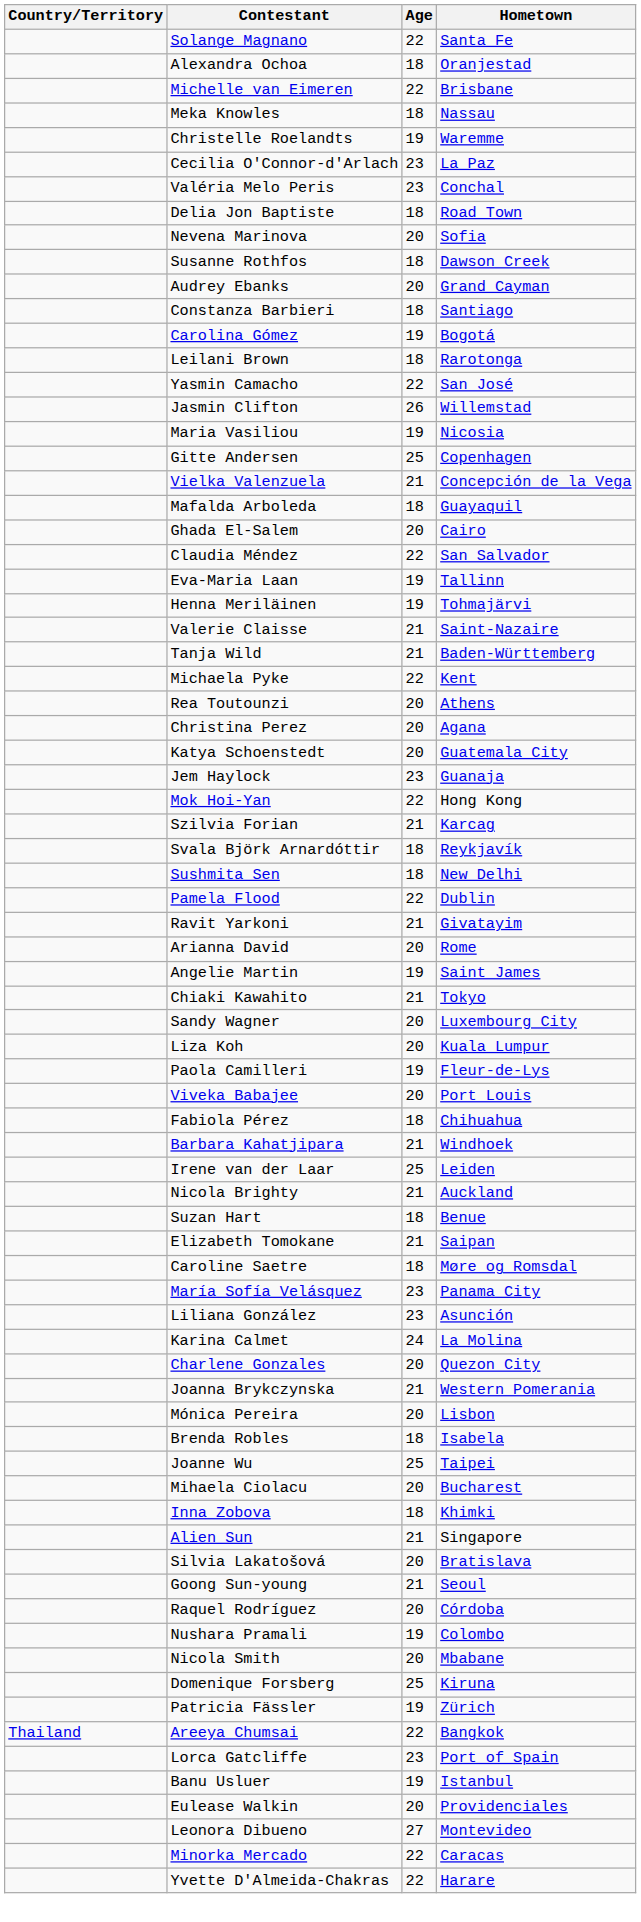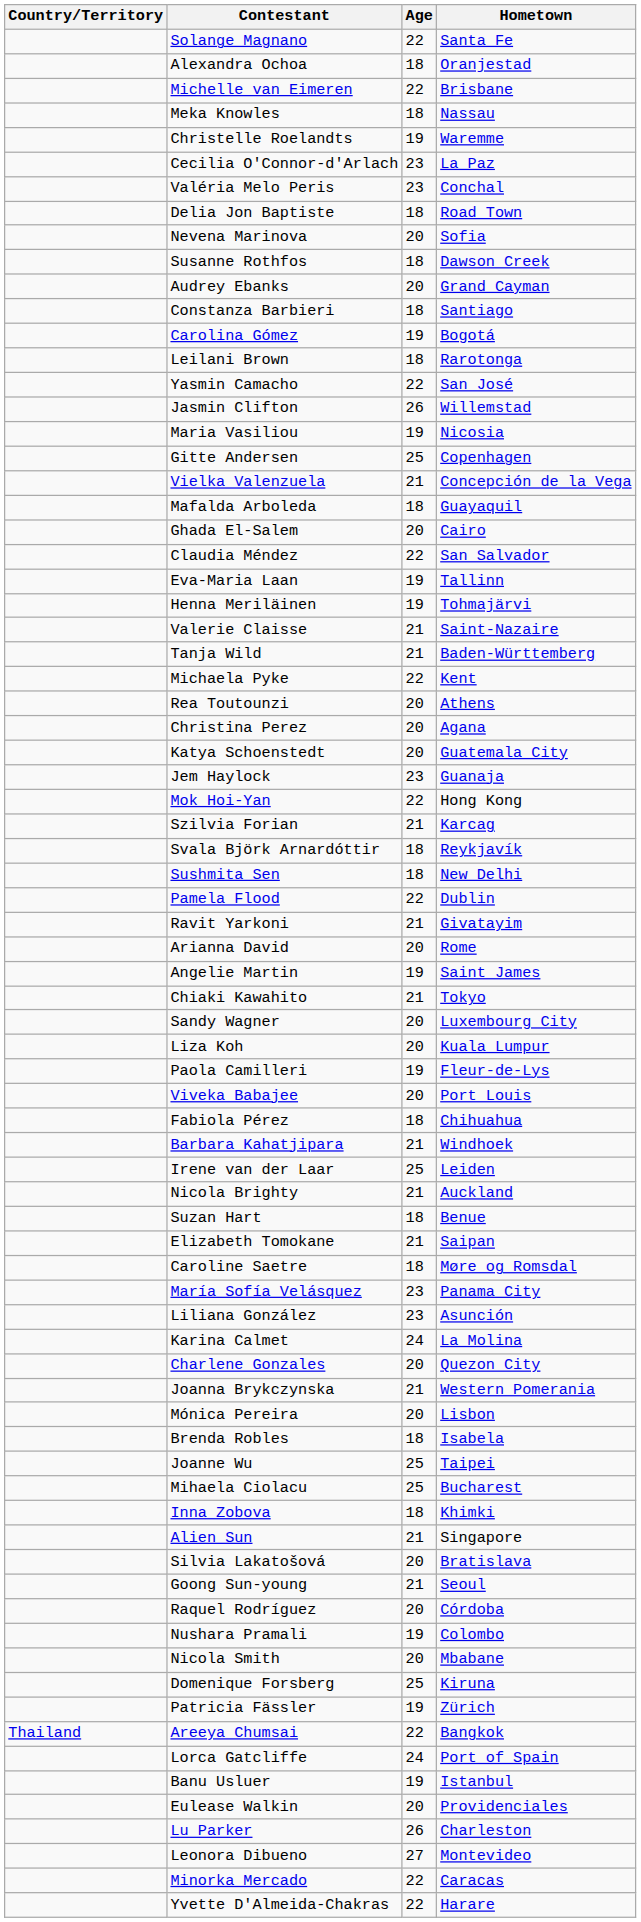(415, 1489) 20 -> (415, 1489) 25
(415, 1758) 23 -> (415, 1758) 24
+ row: (211, 1832)
